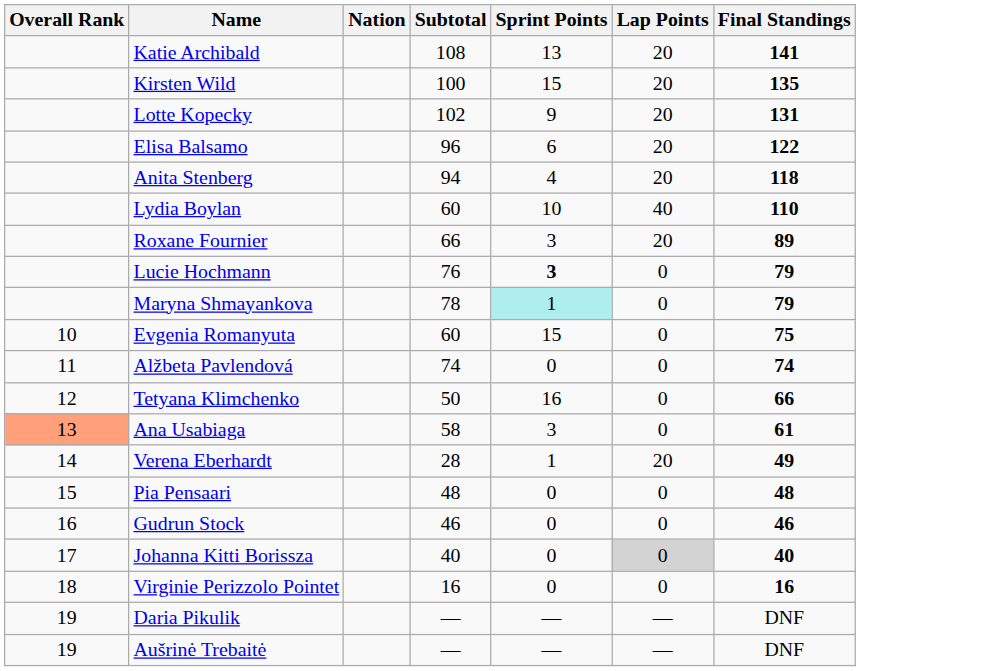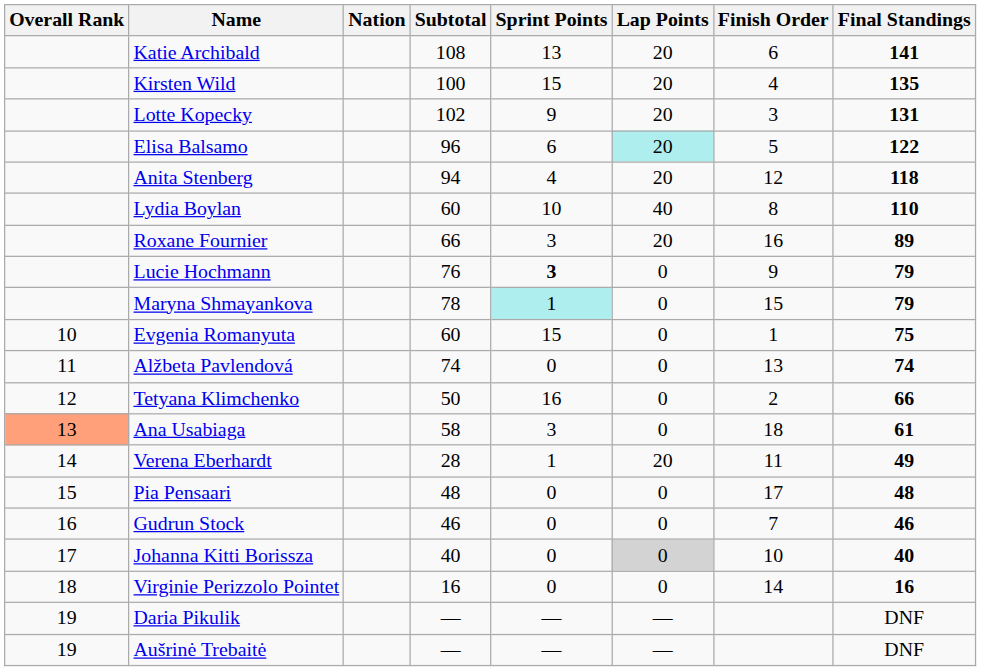+ column: (773, 20)
(663, 146) no background -> (663, 146) paleturquoise background
